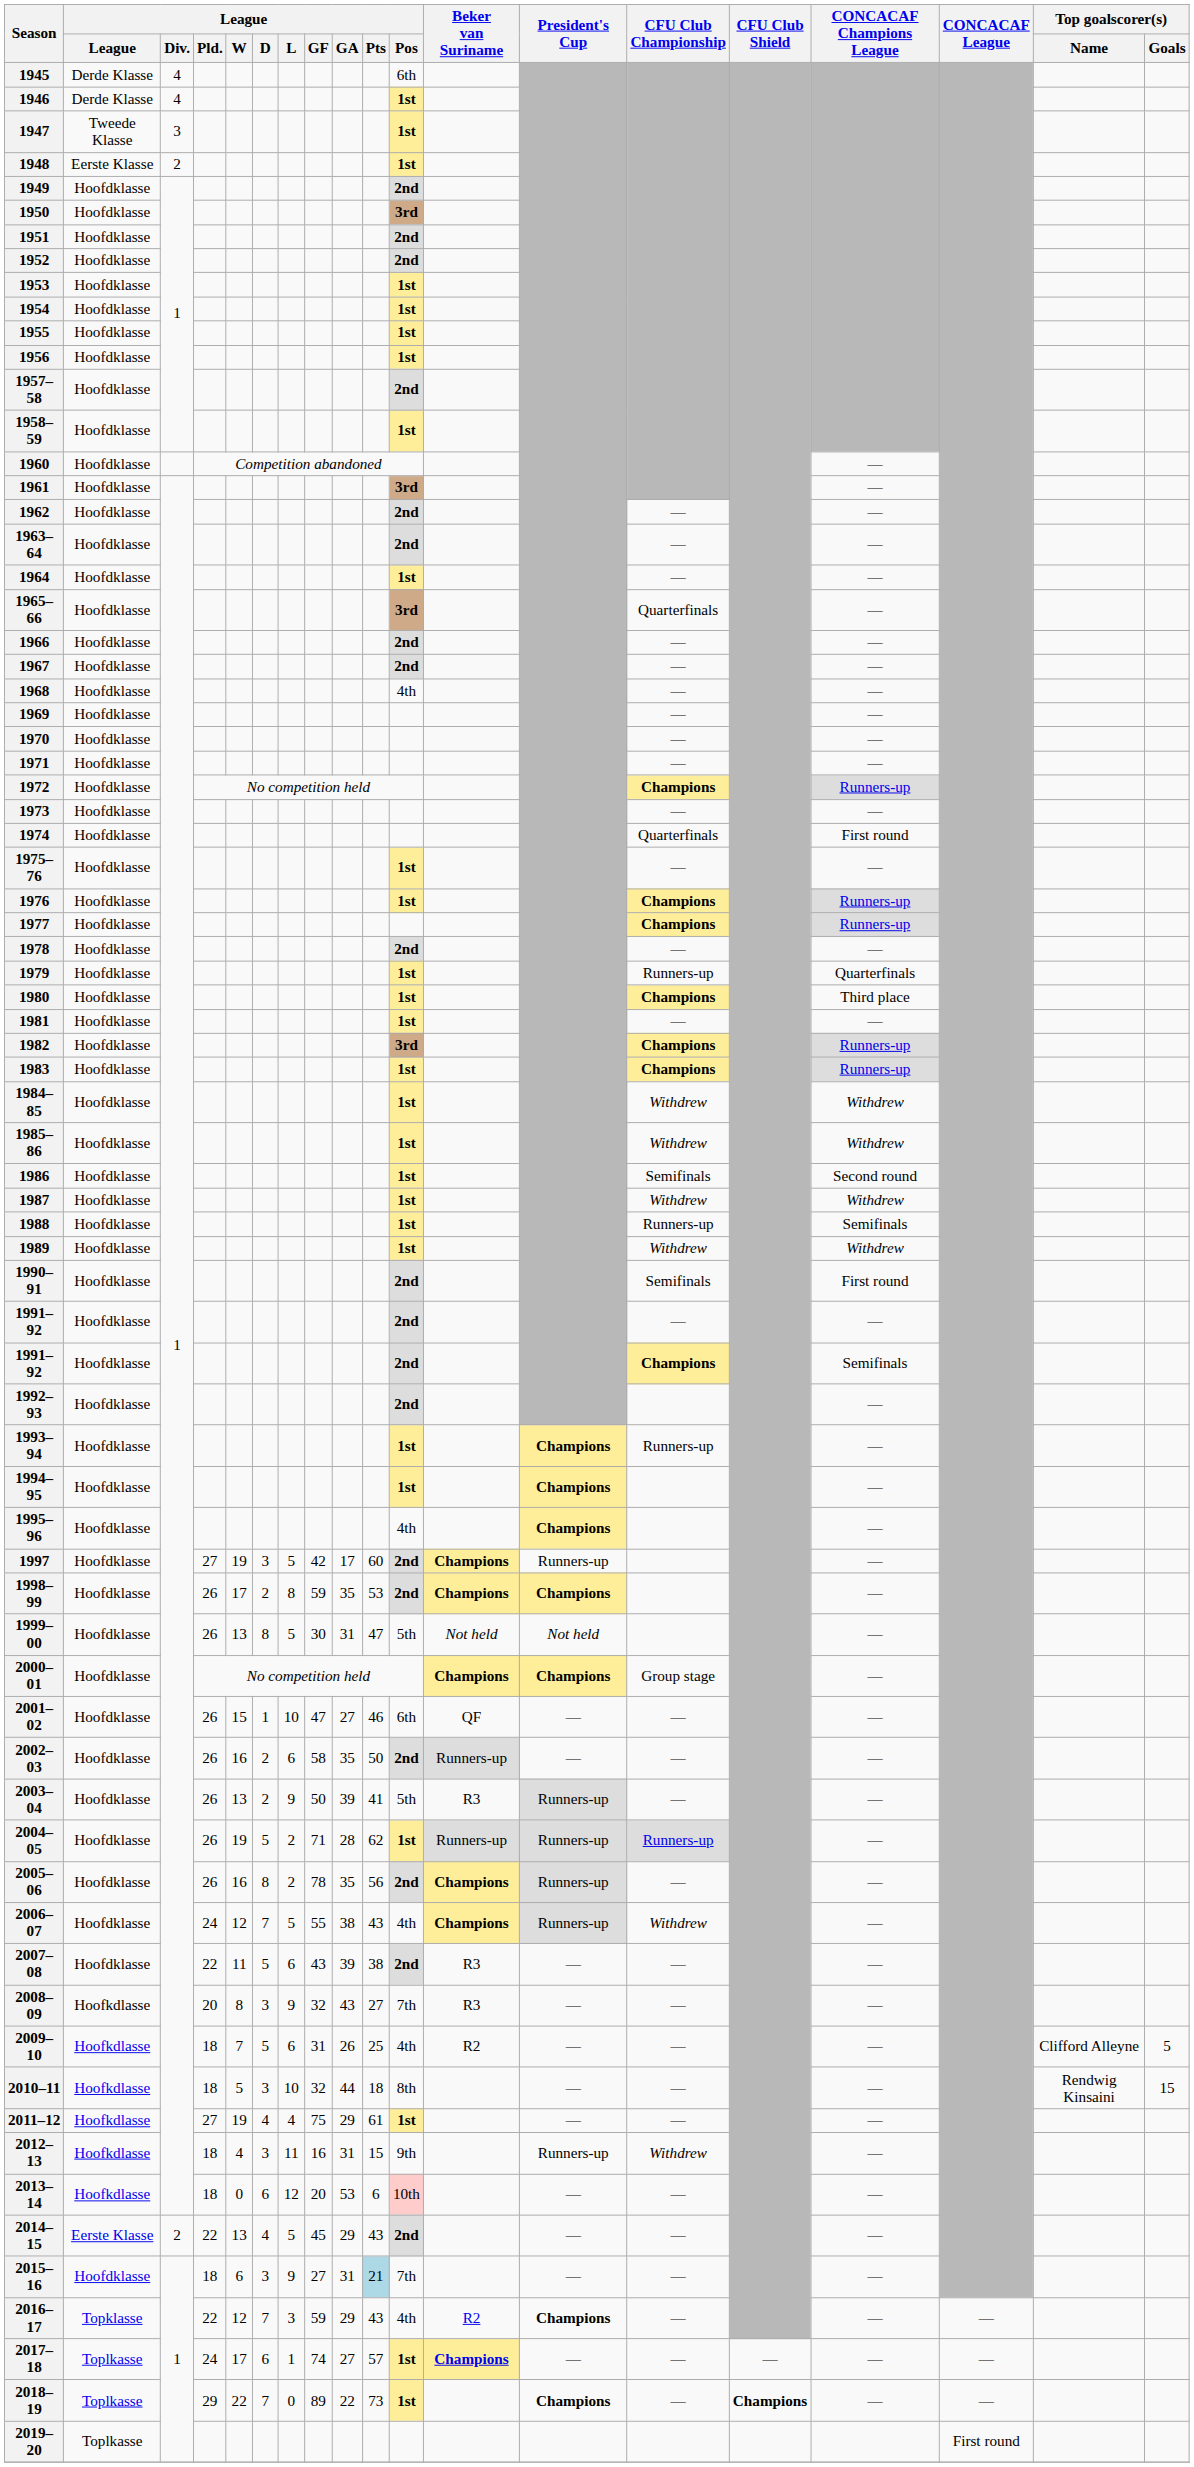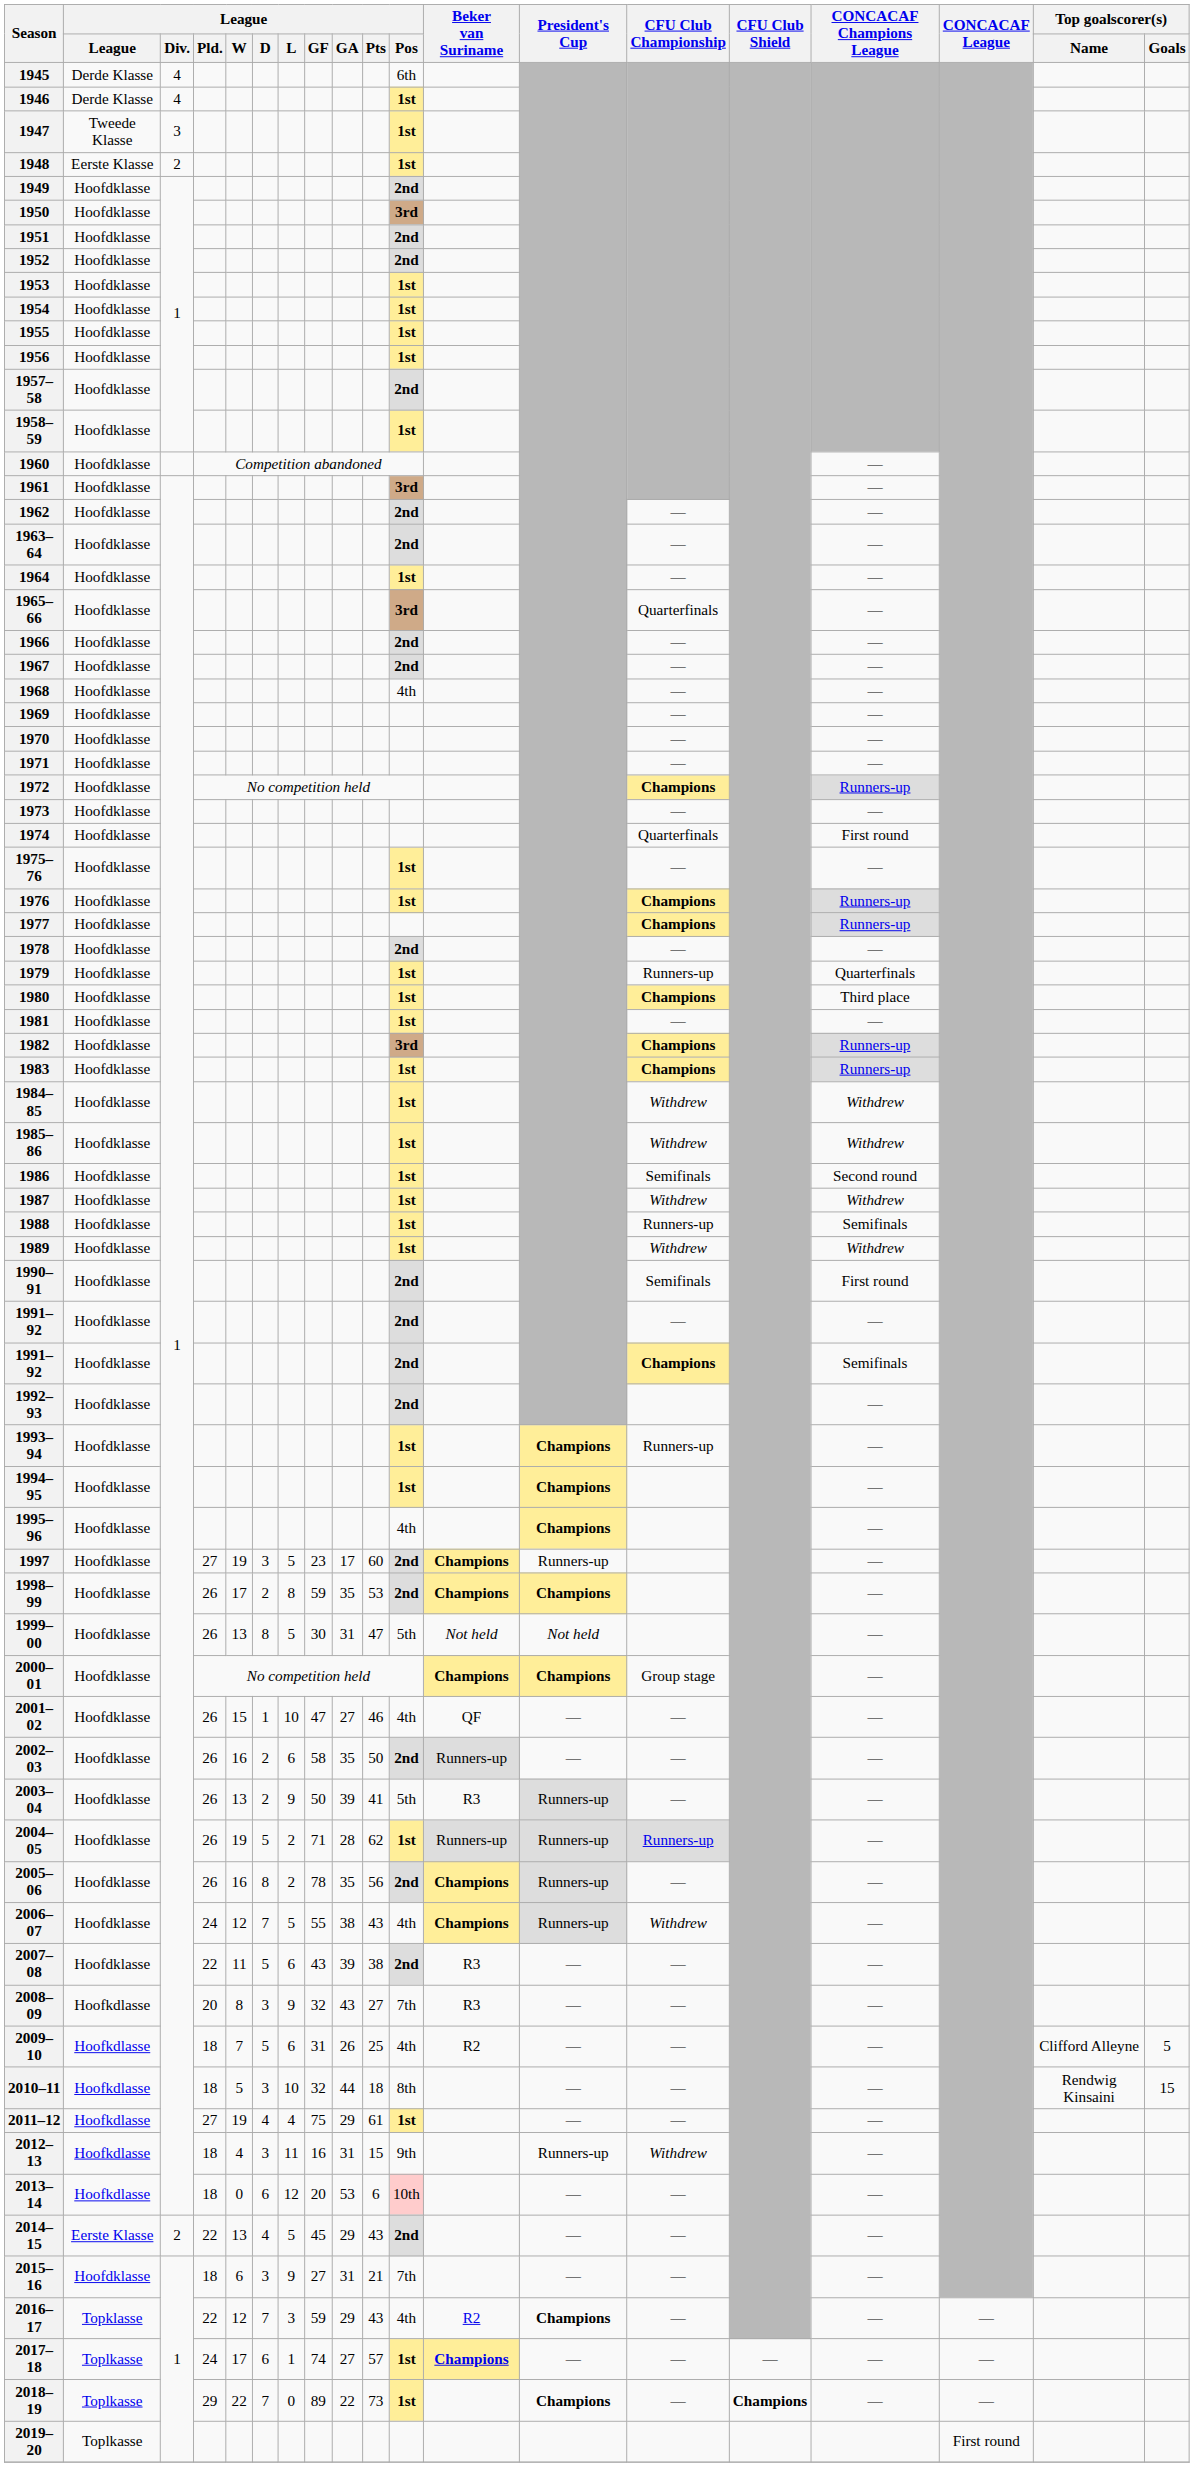(318, 1560) 42 -> (318, 1560) 23
(406, 1717) 6th -> (406, 1717) 4th
(376, 2276) lightblue background -> (376, 2276) no background
